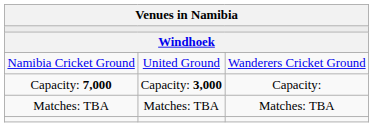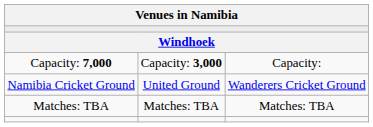rows swapped: (71, 63) <-> (71, 84)
